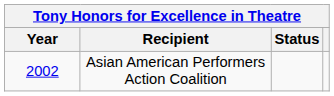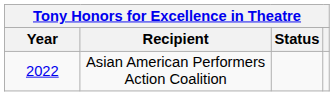(42, 71) 2002 -> (42, 71) 2022
